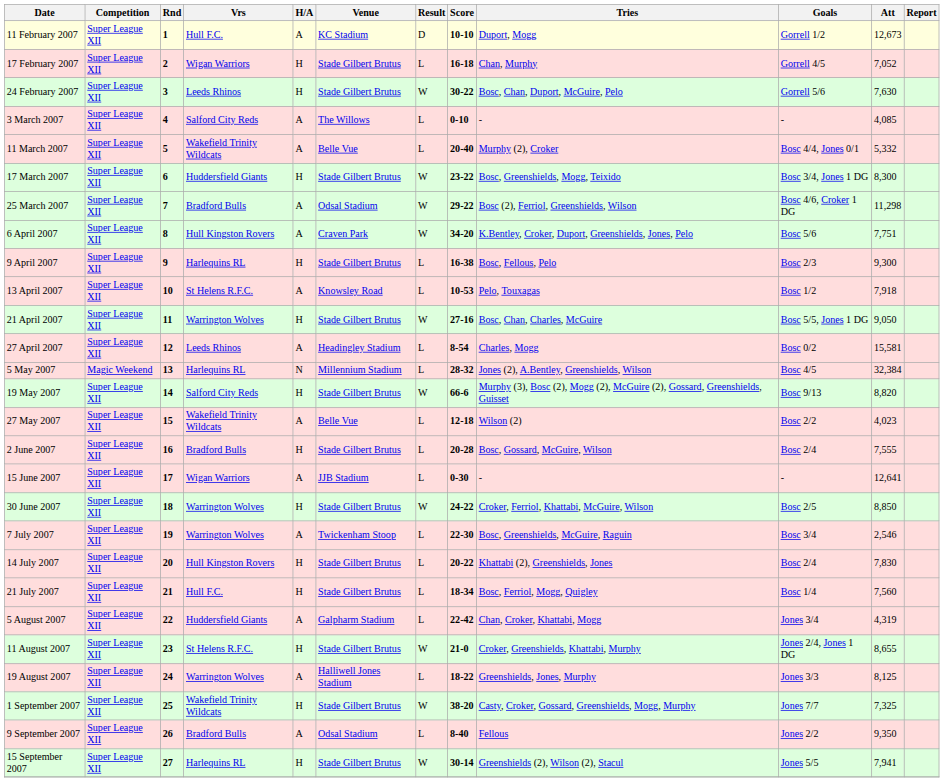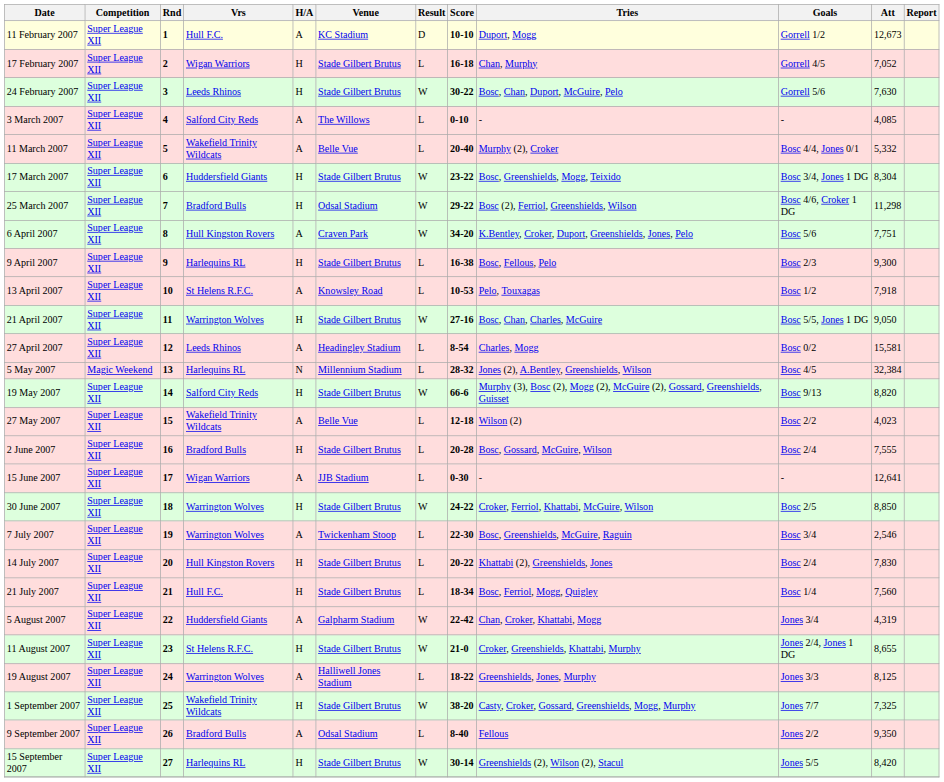(885, 177) 8,300 -> (885, 177) 8,304
(299, 205) A -> (299, 205) H
(421, 620) L -> (423, 620) W
(885, 762) 7,941 -> (885, 762) 8,420
